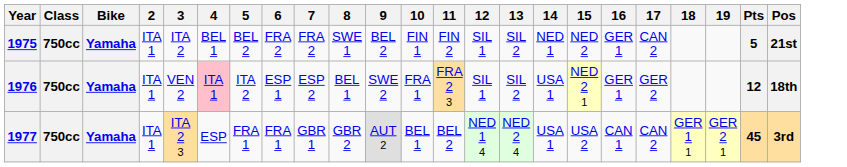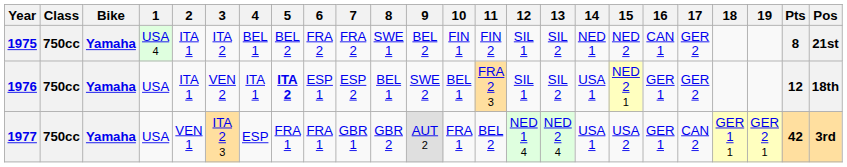+ column: (156, 15)
(619, 43) GER 1 -> (660, 43) CAN 1
(653, 43) CAN 2 -> (695, 43) GER 2
(754, 43) 5 -> (795, 43) 8
(214, 87) pink background -> (255, 87) no background
(246, 87) normal -> (287, 87) bold
(418, 87) FRA 1 -> (459, 87) BEL 1
(152, 137) ITA 1 -> (189, 137) VEN 1
(417, 137) BEL 1 -> (459, 137) FRA 1
(619, 137) CAN 1 -> (660, 137) GER 1
(754, 137) 45 -> (795, 137) 42
